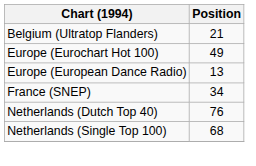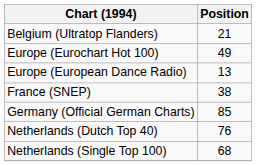(217, 92) 34 -> (225, 92) 38
+ row: (101, 111)
